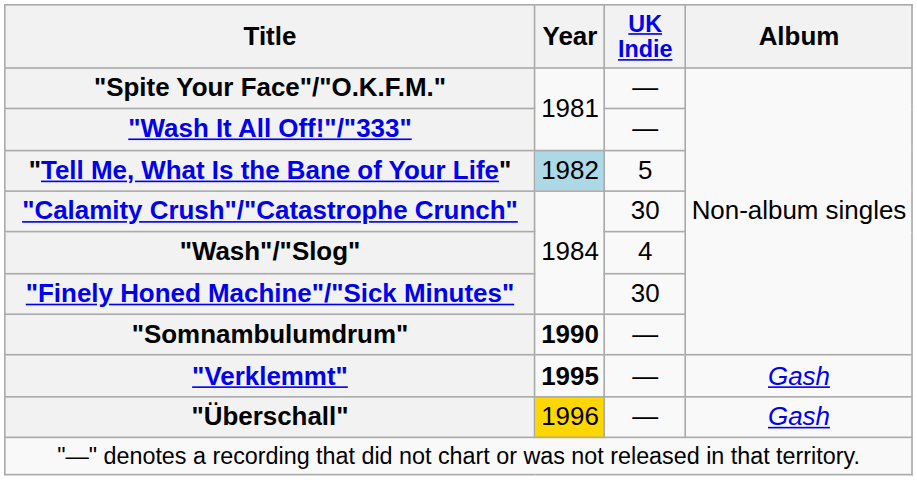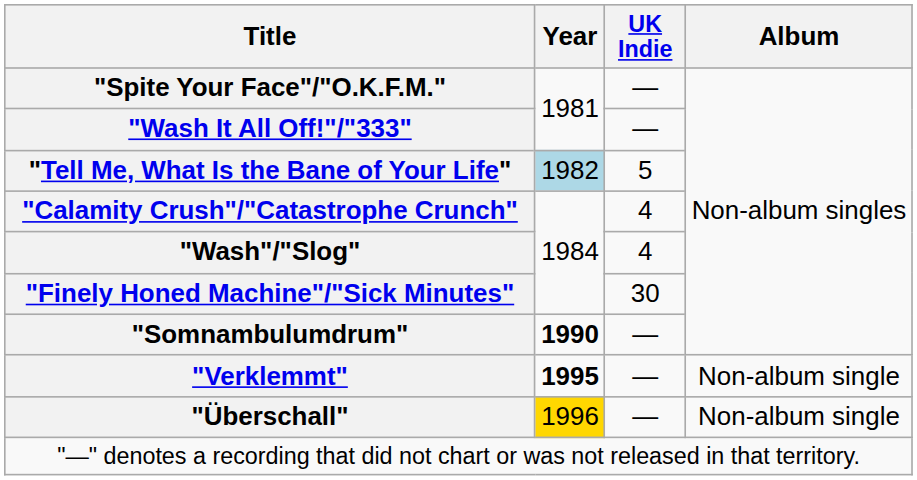(645, 211) 30 -> (645, 211) 4
(799, 375) Gash -> (799, 375) Non-album single
(799, 416) Gash -> (799, 416) Non-album single
